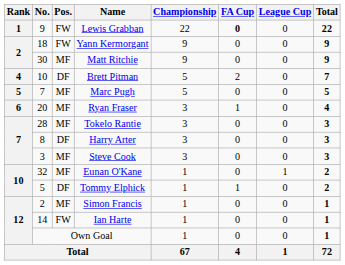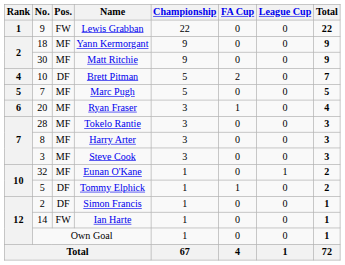(238, 28) bold -> (238, 28) normal
(63, 44) FW -> (63, 44) MF
(63, 140) DF -> (63, 140) MF
(63, 204) MF -> (63, 204) DF
